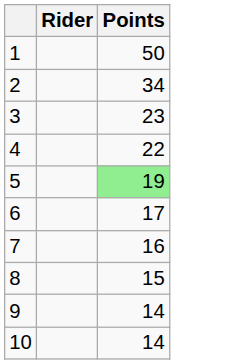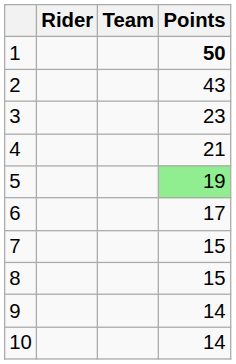+ column: (128, 20)
(153, 52) normal -> (214, 52) bold
(153, 85) 34 -> (214, 85) 43
(153, 149) 22 -> (214, 149) 21
(153, 246) 16 -> (214, 246) 15
